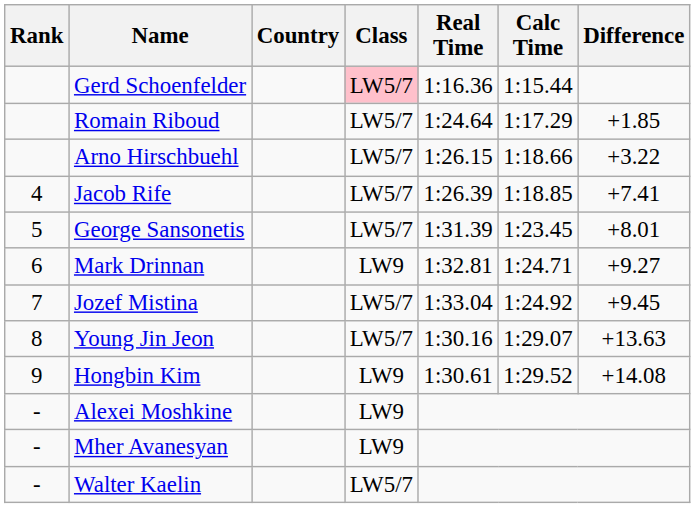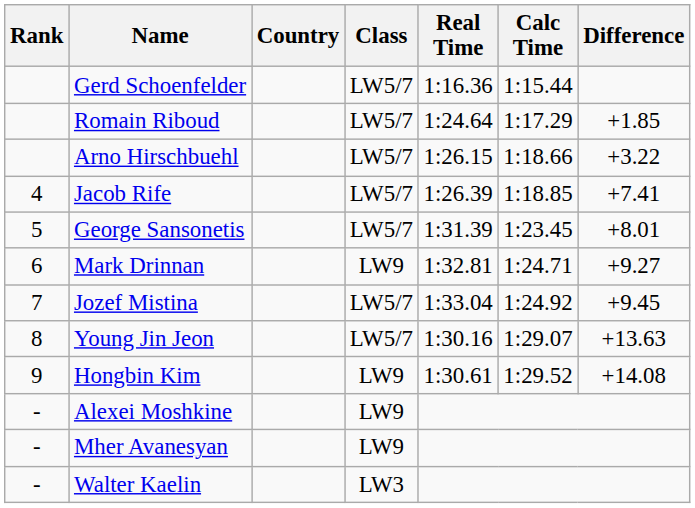(381, 84) pink background -> (381, 84) no background
(381, 483) LW5/7 -> (381, 483) LW3
